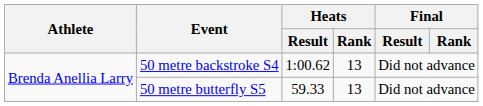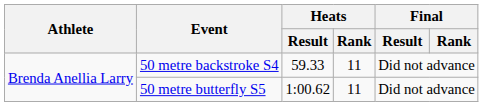(308, 65) 1:00.62 -> (308, 65) 59.33
(354, 65) 13 -> (354, 65) 11
(308, 89) 59.33 -> (308, 89) 1:00.62
(354, 89) 13 -> (354, 89) 11
